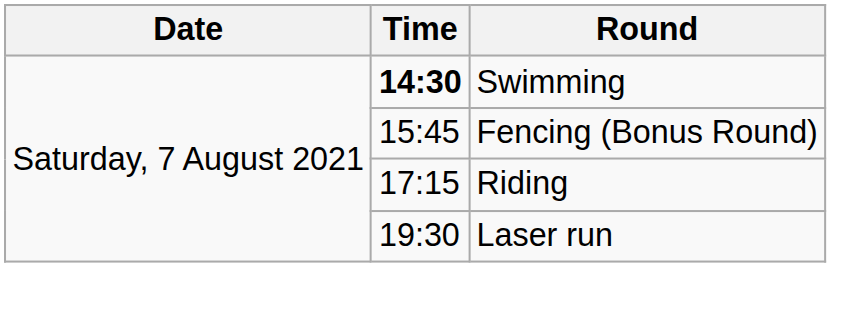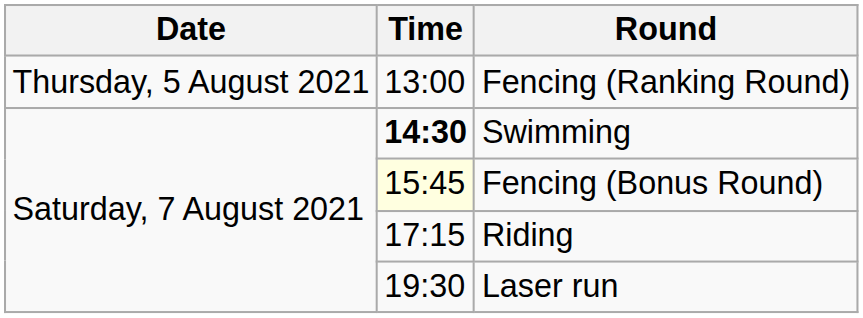+ row: (666, 81)
(419, 132) no background -> (425, 183) lightyellow background
